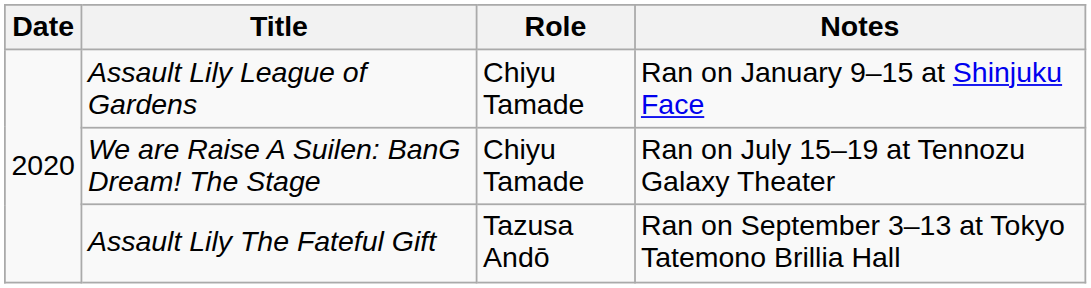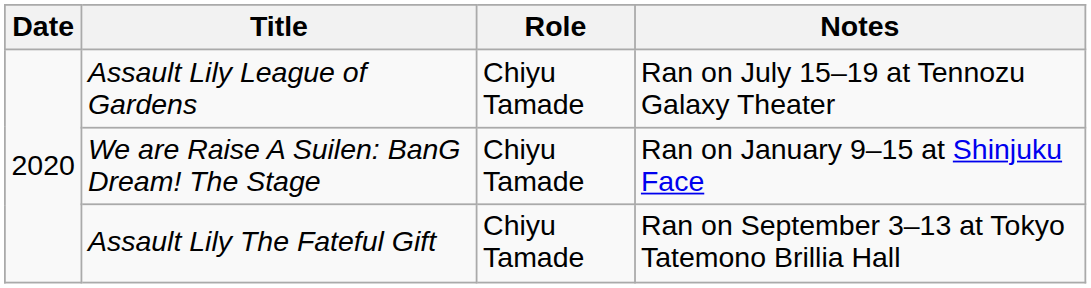(852, 88) Ran on January 9–15 at Shinjuku Face -> (833, 88) Ran on July 15–19 at Tennozu Galaxy Theater
(833, 165) Ran on July 15–19 at Tennozu Galaxy Theater -> (852, 165) Ran on January 9–15 at Shinjuku Face
(528, 242) Tazusa Andō -> (534, 242) Chiyu Tamade
